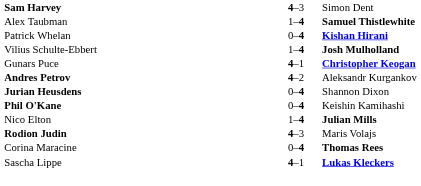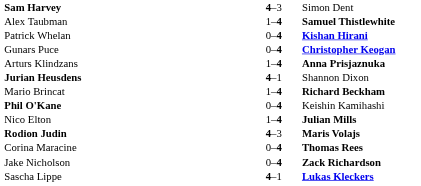- row: (51, 49)
(296, 63) 4–1 -> (274, 49) 0–4
+ row: (41, 63)
- row: (37, 77)
(296, 91) 0–4 -> (274, 77) 4–1
+ row: (35, 91)
(349, 134) normal -> (331, 134) bold
+ row: (37, 162)
